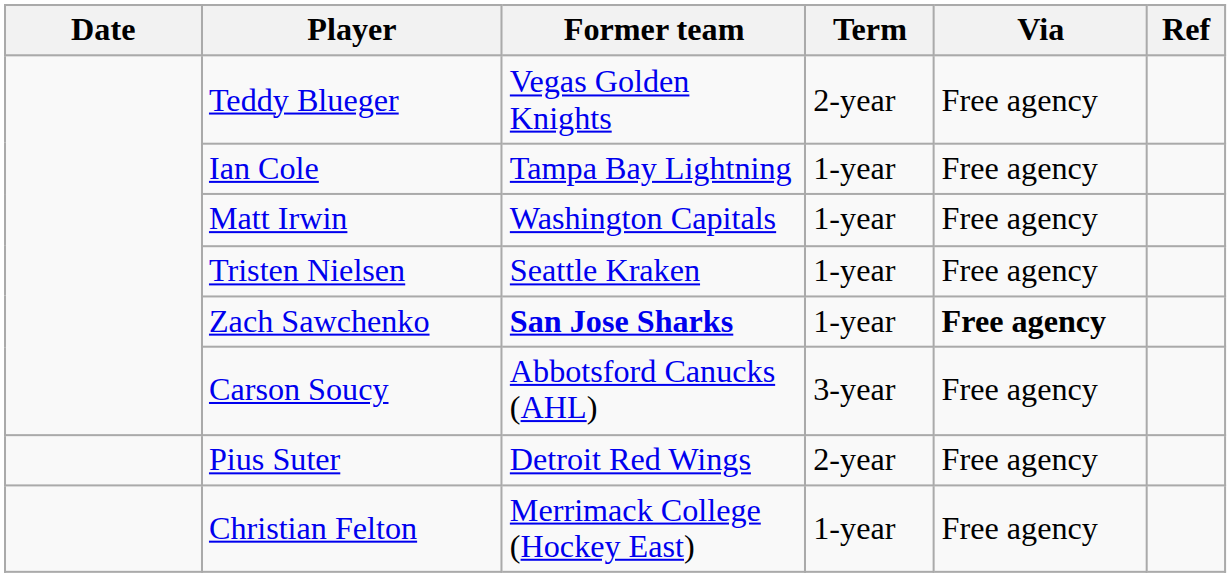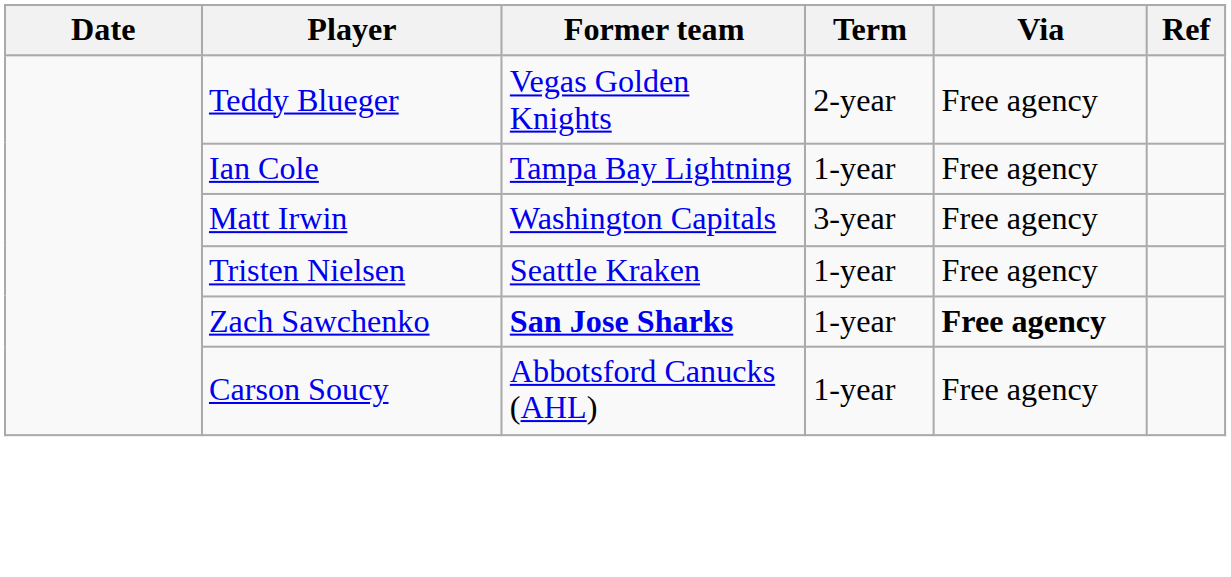(854, 219) 1-year -> (854, 219) 3-year
(854, 390) 3-year -> (854, 390) 1-year
- row: (275, 459)
- row: (313, 528)
